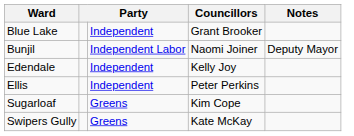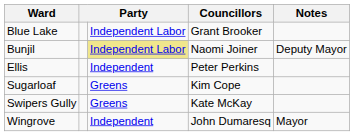(122, 31) Independent -> (138, 31) Independent Labor
(138, 49) no background -> (138, 49) khaki background
- row: (31, 67)
+ row: (31, 121)
